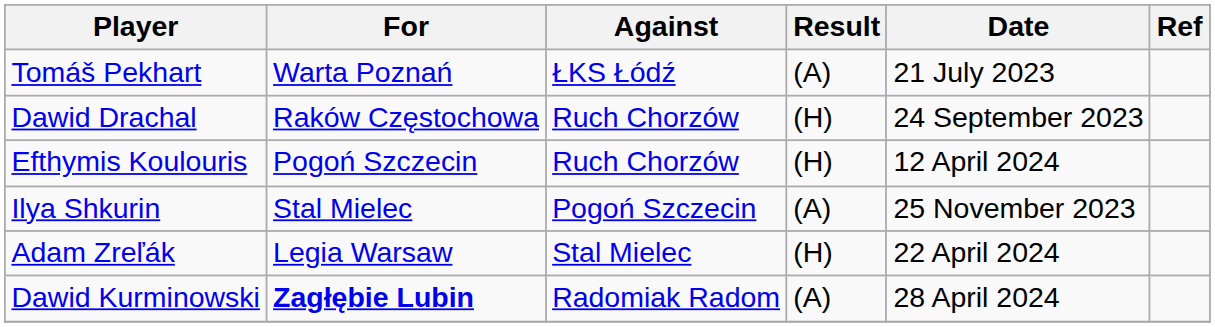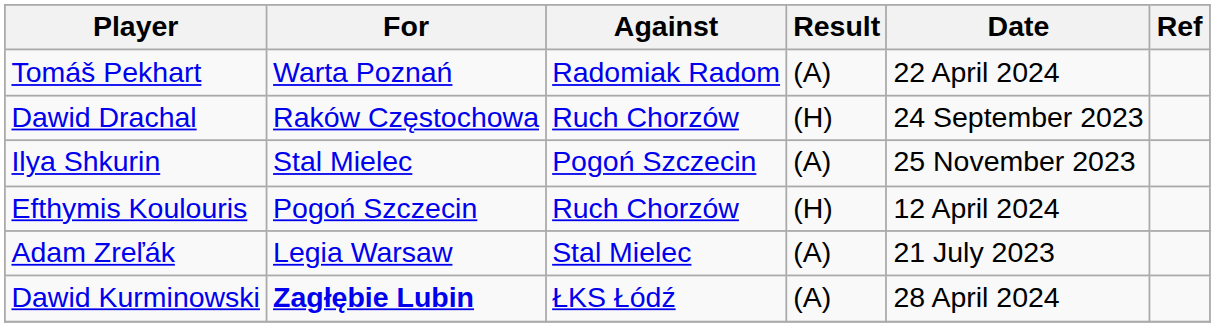(614, 72) ŁKS Łódź -> (666, 72) Radomiak Radom
(974, 72) 21 July 2023 -> (977, 72) 22 April 2024
rows swapped: (86, 207) <-> (129, 162)
(813, 252) (H) -> (812, 252) (A)
(977, 252) 22 April 2024 -> (974, 252) 21 July 2023
(666, 298) Radomiak Radom -> (614, 298) ŁKS Łódź
